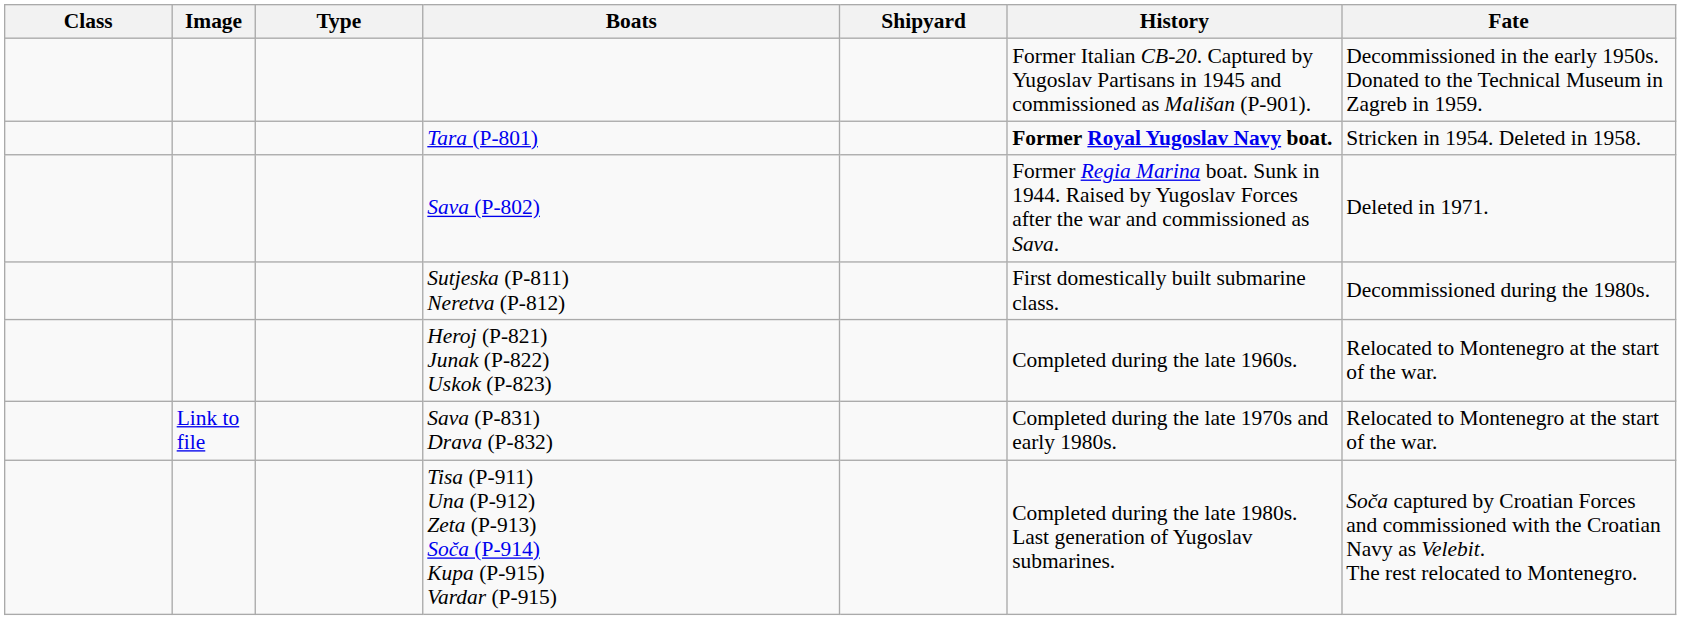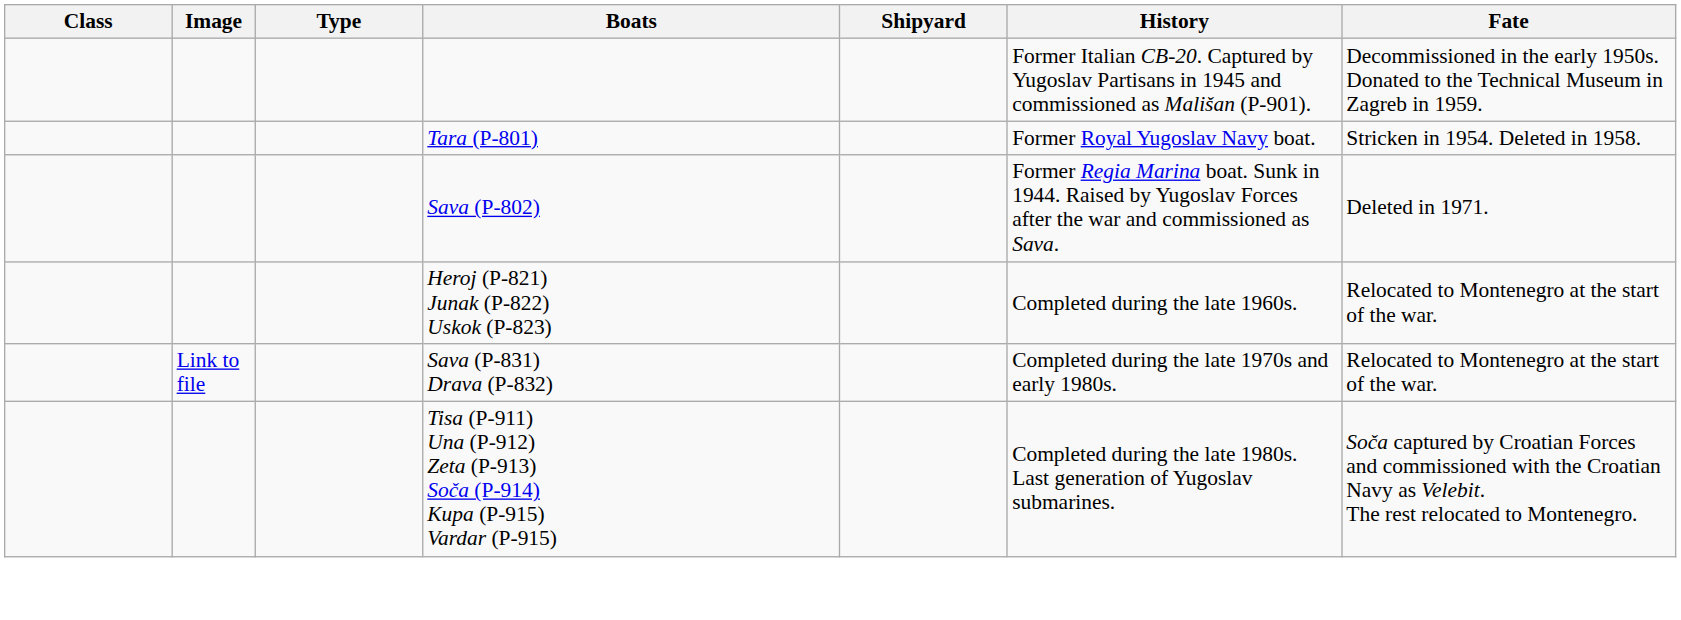(1172, 137) bold -> (1164, 137) normal
- row: (498, 290)
